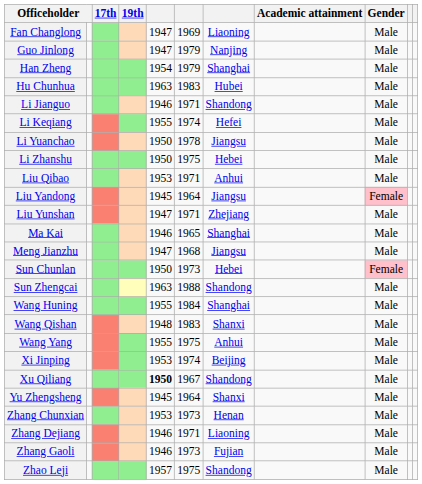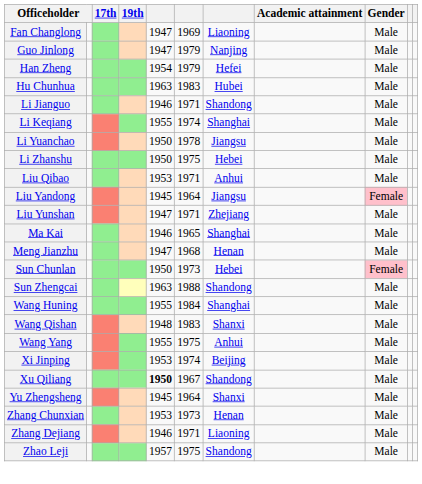(229, 68) Shanghai -> (229, 68) Hefei
(229, 123) Hefei -> (229, 123) Shanghai
(229, 251) Jiangsu -> (229, 251) Henan
- row: (46, 452)
